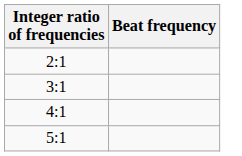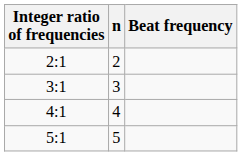+ column: (116, 26)
